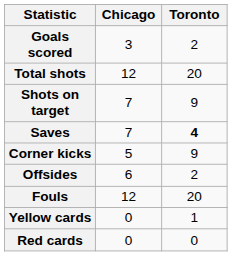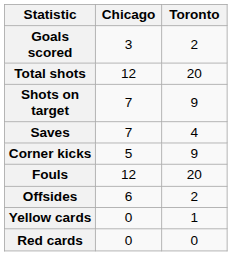(194, 132) bold -> (194, 132) normal
rows swapped: (50, 196) <-> (50, 175)
